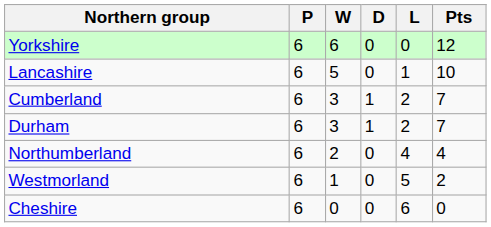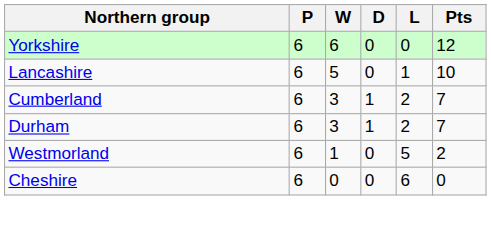- row: (70, 153)
